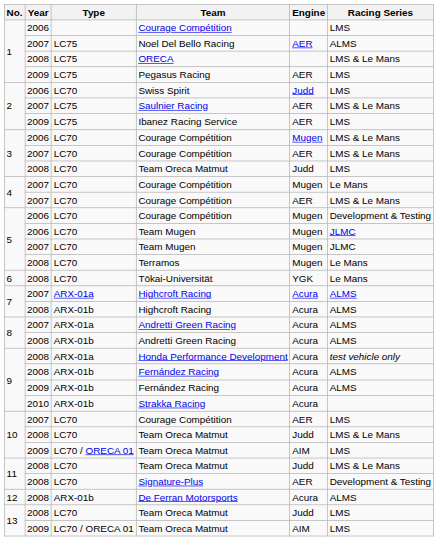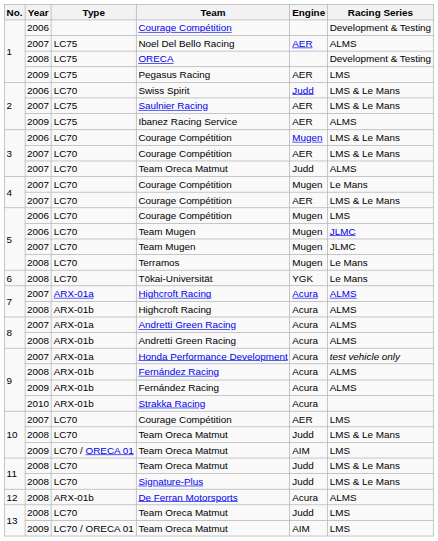(340, 28) LMS -> (380, 28) Development & Testing
(365, 59) LMS & Le Mans -> (380, 59) Development & Testing
(340, 91) LMS -> (365, 91) LMS & Le Mans
(340, 122) LMS -> (343, 122) ALMS
(38, 169) 2008 -> (38, 169) 2007
(340, 169) LMS -> (343, 169) ALMS
(380, 216) Development & Testing -> (340, 216) LMS
(38, 356) 2008 -> (38, 356) 2007
(302, 482) AER -> (303, 482) Judd
(380, 482) Development & Testing -> (365, 482) LMS & Le Mans
